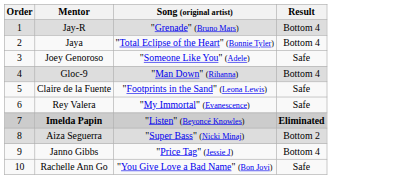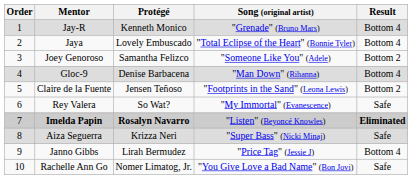+ column: (154, 12)
(301, 58) Safe -> (382, 58) Bottom 2
(301, 89) Safe -> (382, 89) Bottom 2
(301, 136) Bottom 2 -> (382, 136) Safe
